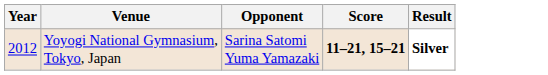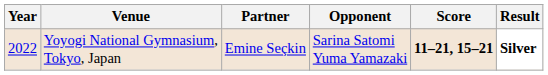+ column: (265, 16)
(22, 49) 2012 -> (22, 49) 2022
